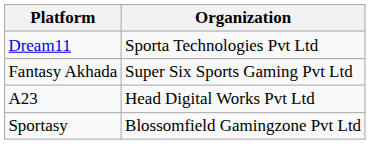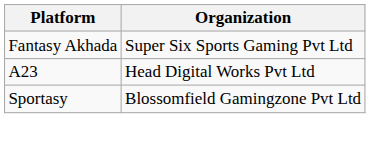- row: (40, 44)
